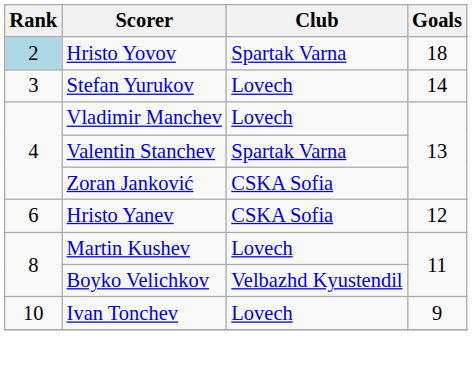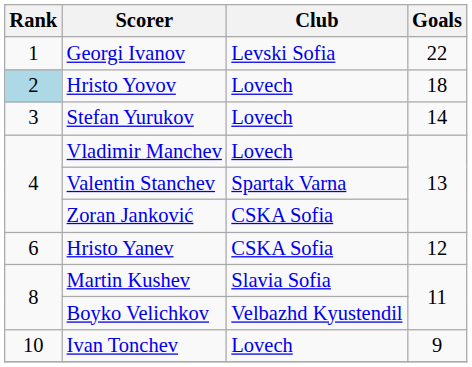+ row: (126, 53)
(289, 53) Spartak Varna -> (262, 85) Lovech
(262, 248) Lovech -> (281, 280) Slavia Sofia
